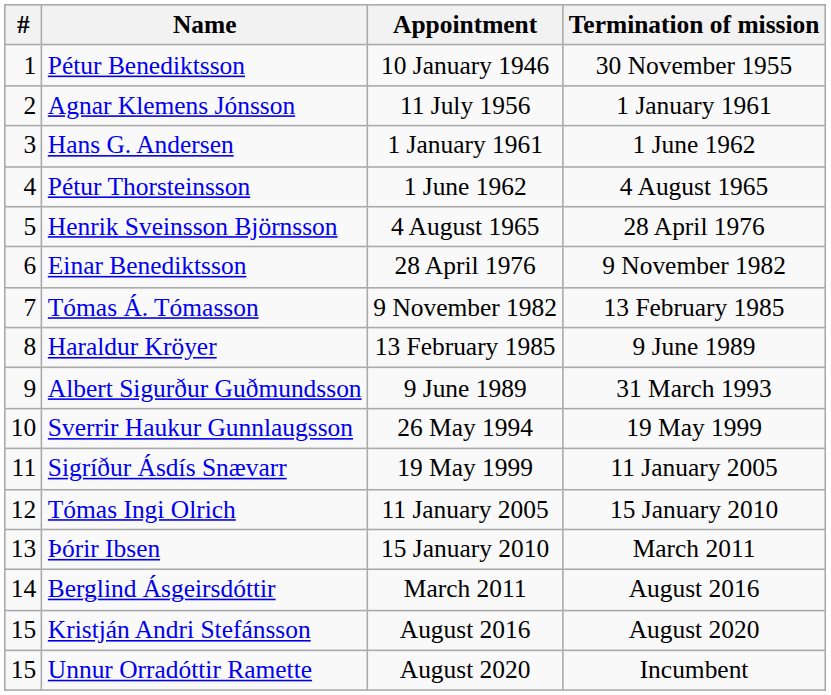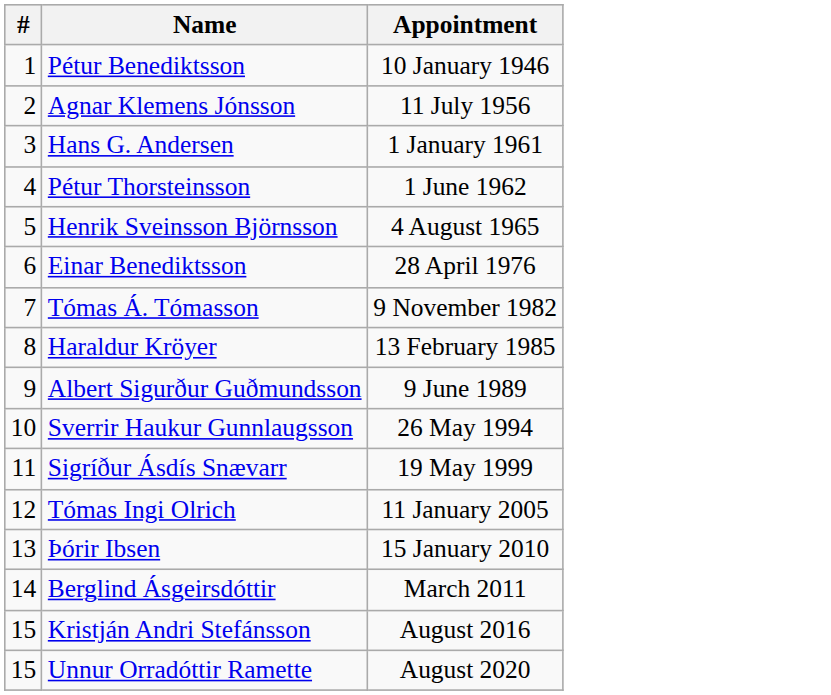- column: (694, 24)
